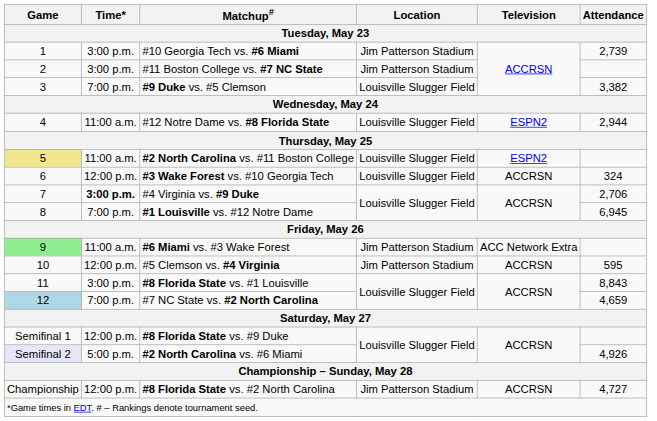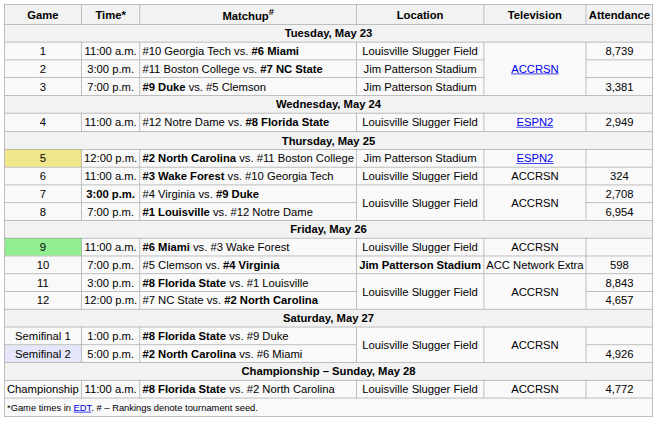(111, 51) 3:00 p.m. -> (111, 51) 11:00 a.m.
(417, 51) Jim Patterson Stadium -> (420, 51) Louisville Slugger Field
(613, 51) 2,739 -> (619, 51) 8,739
(417, 87) Louisville Slugger Field -> (420, 87) Jim Patterson Stadium
(613, 87) 3,382 -> (619, 87) 3,381
(613, 123) 2,944 -> (619, 123) 2,949
(111, 158) 11:00 a.m. -> (111, 158) 12:00 p.m.
(417, 158) Louisville Slugger Field -> (420, 158) Jim Patterson Stadium
(111, 176) 12:00 p.m. -> (111, 176) 11:00 a.m.
(613, 194) 2,706 -> (619, 194) 2,708
(613, 212) 6,945 -> (619, 212) 6,954
(417, 247) Jim Patterson Stadium -> (420, 247) Louisville Slugger Field
(529, 247) ACC Network Extra -> (535, 247) ACCRSN
(111, 265) 12:00 p.m. -> (111, 265) 7:00 p.m.
(417, 265) normal -> (420, 265) bold
(529, 265) ACCRSN -> (535, 265) ACC Network Extra
(613, 265) 595 -> (619, 265) 598
(43, 301) lightblue background -> (43, 301) no background
(111, 301) 7:00 p.m. -> (111, 301) 12:00 p.m.
(613, 301) 4,659 -> (619, 301) 4,657
(111, 336) 12:00 p.m. -> (111, 336) 1:00 p.m.
(111, 390) 12:00 p.m. -> (111, 390) 11:00 a.m.
(417, 390) Jim Patterson Stadium -> (420, 390) Louisville Slugger Field
(613, 390) 4,727 -> (619, 390) 4,772
